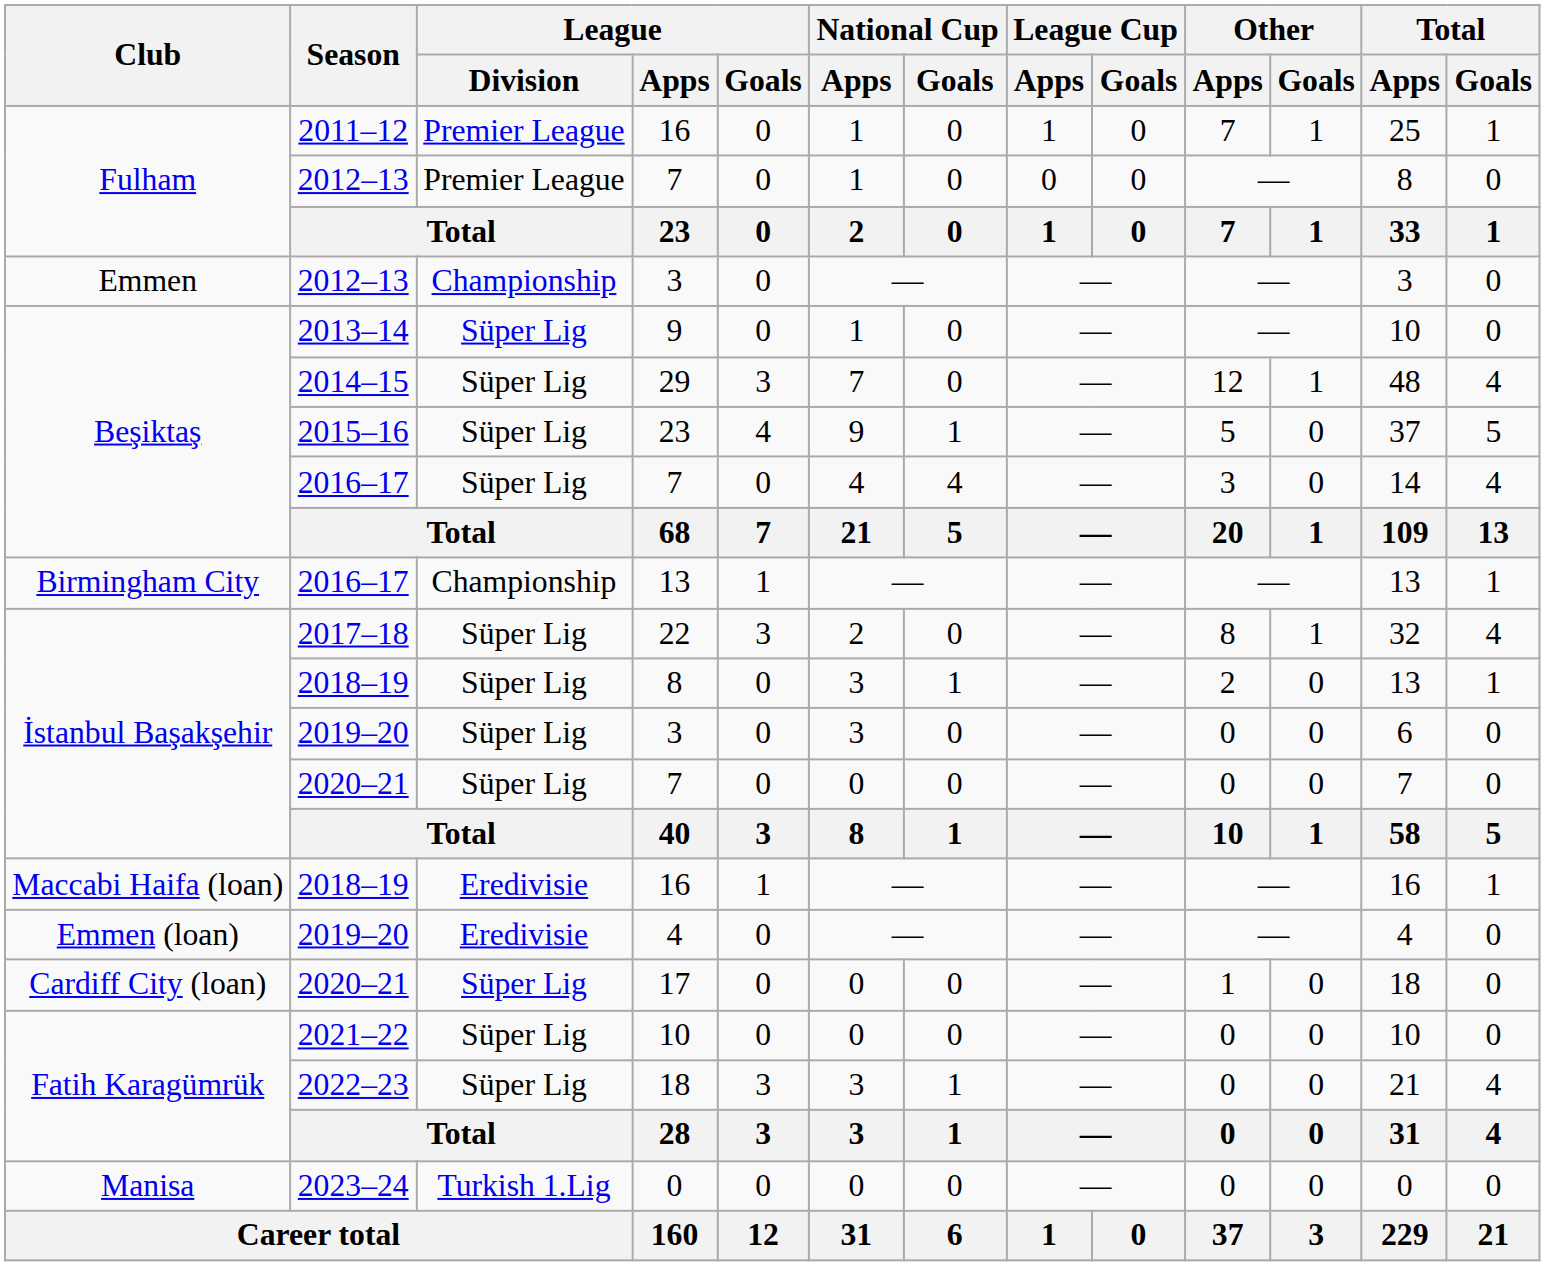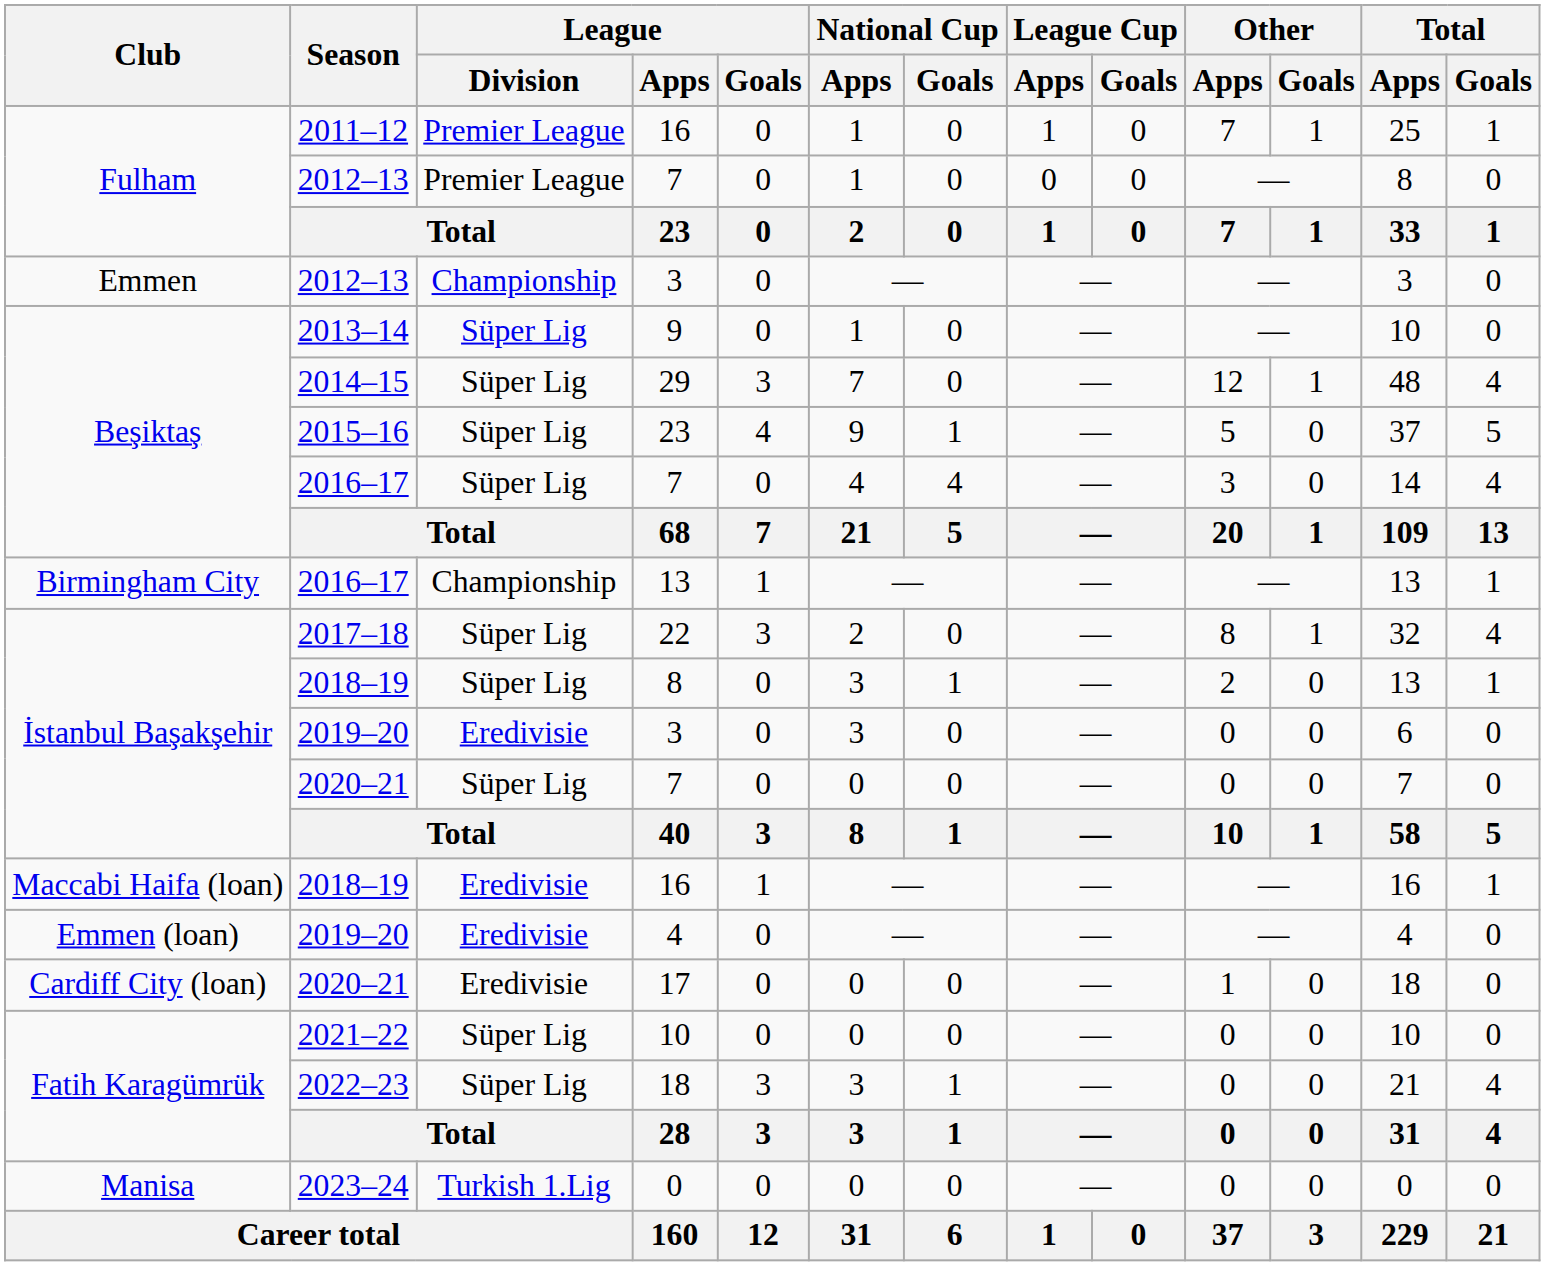(524, 733) Süper Lig -> (524, 733) Eredivisie
(524, 984) Süper Lig -> (524, 984) Eredivisie
